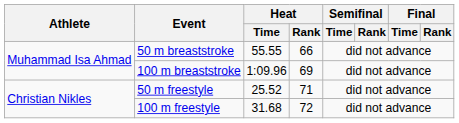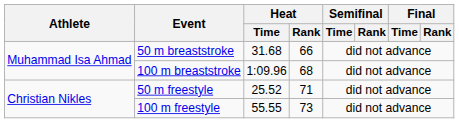(267, 52) 55.55 -> (267, 52) 31.68
(306, 71) 69 -> (306, 71) 68
(267, 109) 31.68 -> (267, 109) 55.55
(306, 109) 72 -> (306, 109) 73
